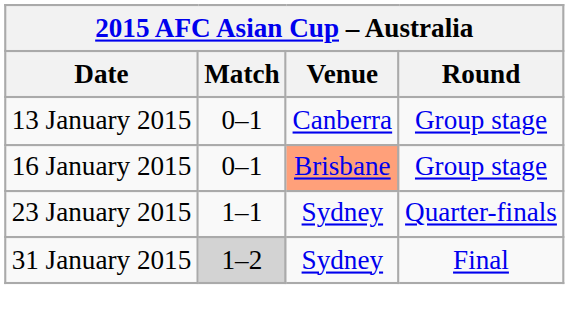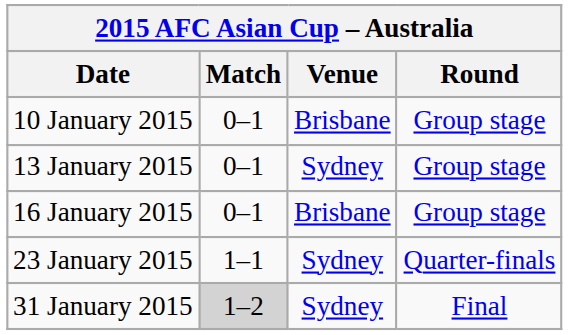+ row: (103, 120)
(342, 120) Canberra -> (342, 166) Sydney
(342, 166) lightsalmon background -> (342, 213) no background
